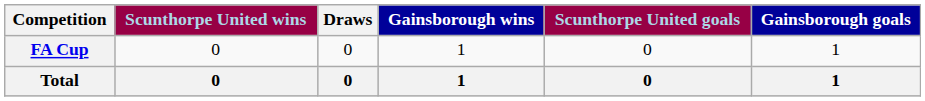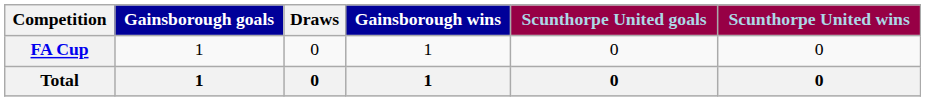columns swapped: (216, 19) <-> (836, 19)
